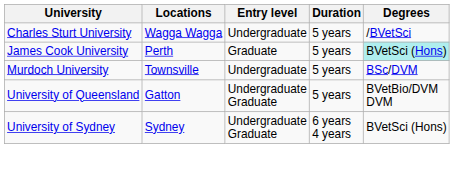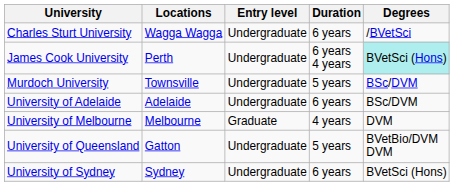(332, 32) 5 years -> (332, 32) 6 years
(252, 51) Graduate -> (267, 58) Undergraduate
(332, 51) 5 years -> (332, 58) 6 years 4 years
+ row: (64, 102)
+ row: (69, 121)
(267, 95) Undergraduate Graduate -> (267, 146) Undergraduate
(267, 127) Undergraduate Graduate -> (267, 171) Undergraduate
(332, 127) 6 years 4 years -> (332, 171) 6 years
